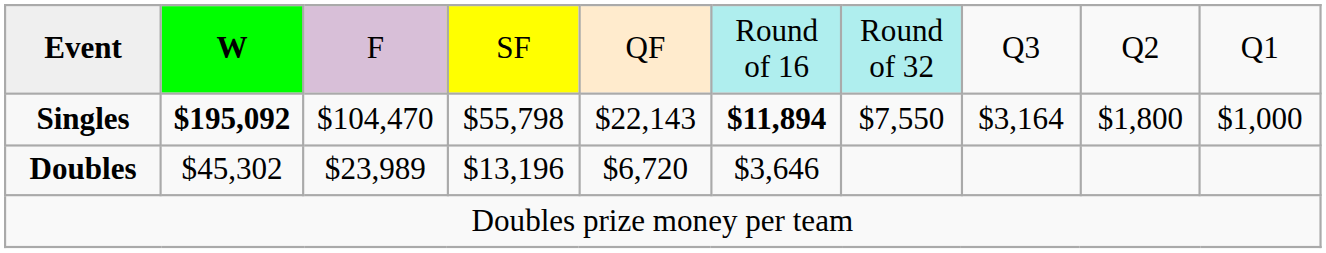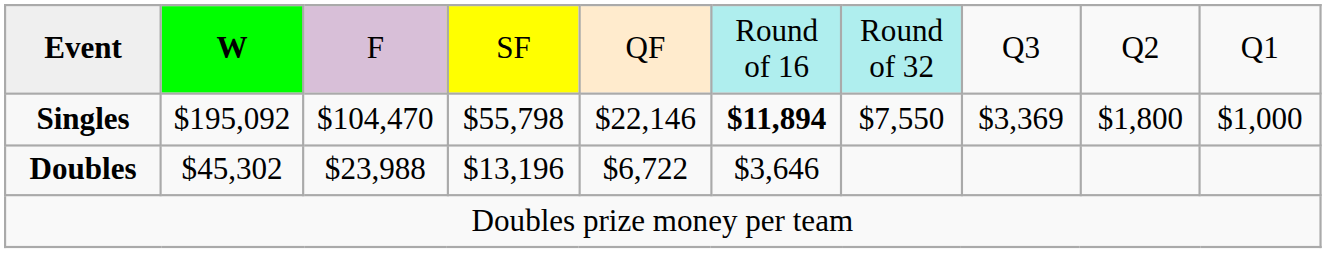(232, 118) bold -> (232, 118) normal
(645, 118) $22,143 -> (645, 118) $22,146
(1021, 118) $3,164 -> (1021, 118) $3,369
(375, 169) $23,989 -> (375, 169) $23,988
(645, 169) $6,720 -> (645, 169) $6,722
